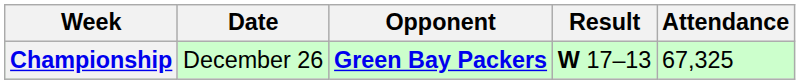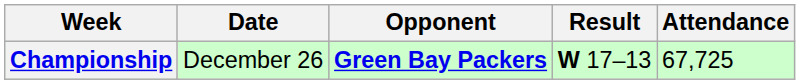(698, 60) 67,325 -> (698, 60) 67,725
